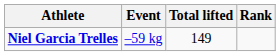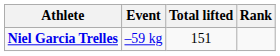(201, 39) 149 -> (201, 39) 151
